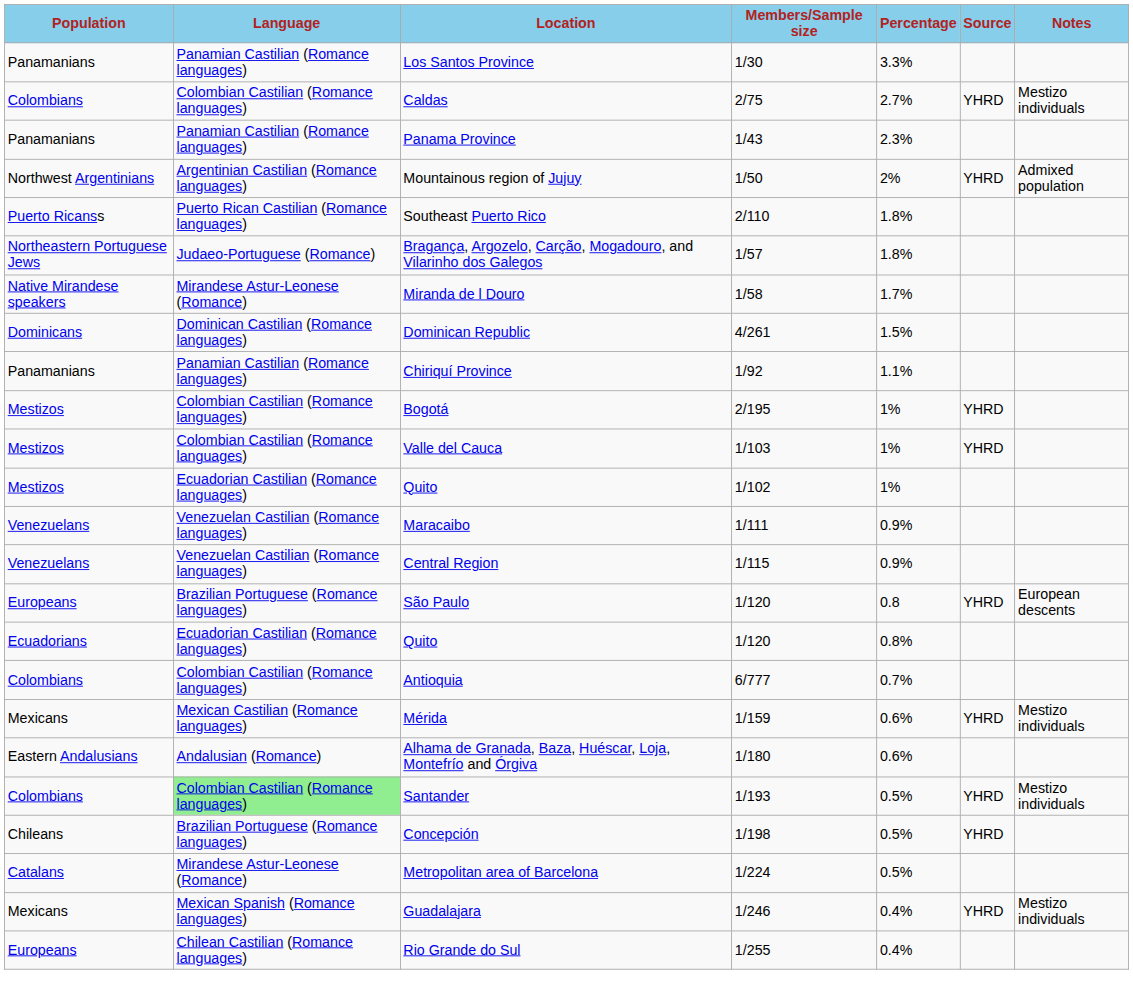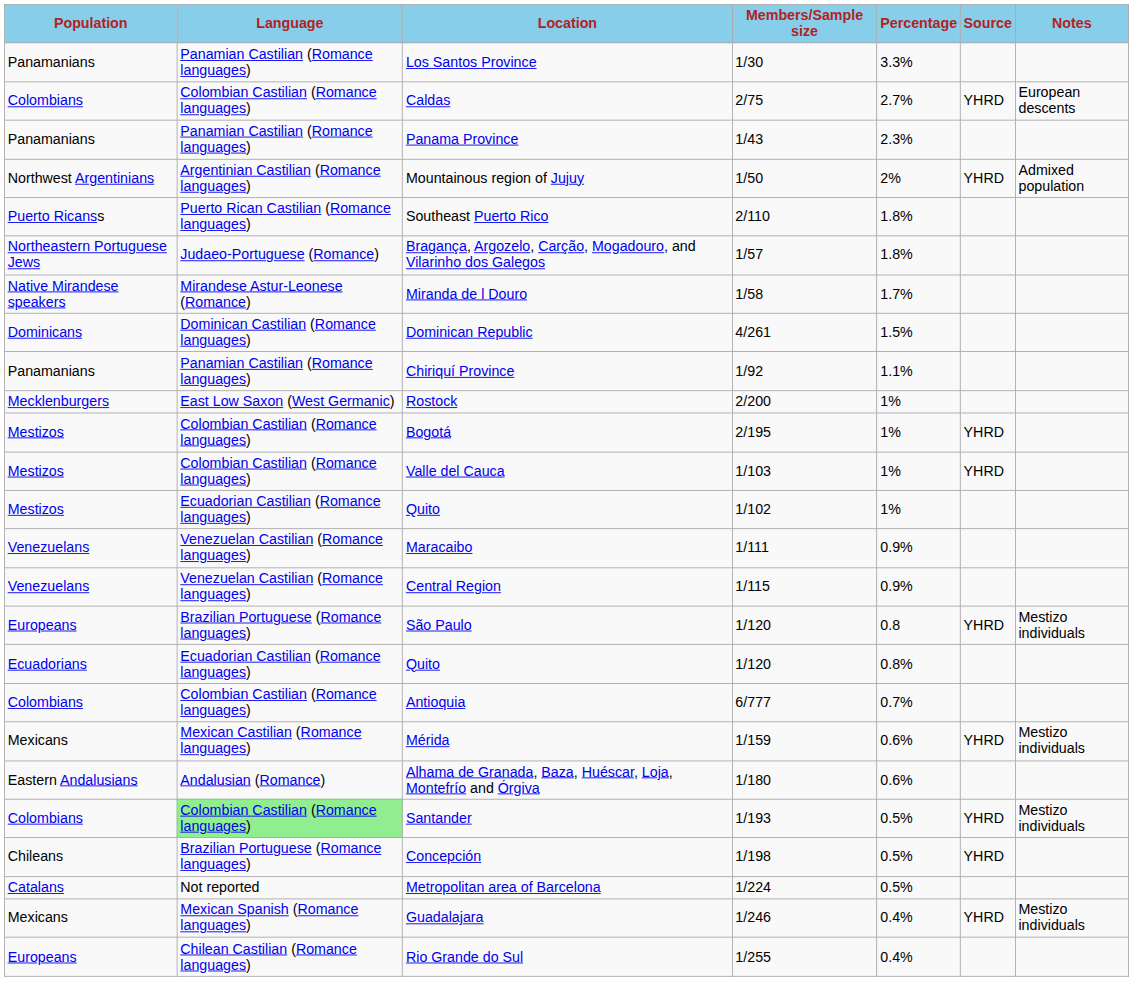(1051, 101) Mestizo individuals -> (1049, 101) European descents
+ row: (432, 401)
(1049, 602) European descents -> (1052, 625) Mestizo individuals
(258, 873) Mirandese Astur-Leonese (Romance) -> (220, 887) Not reported
